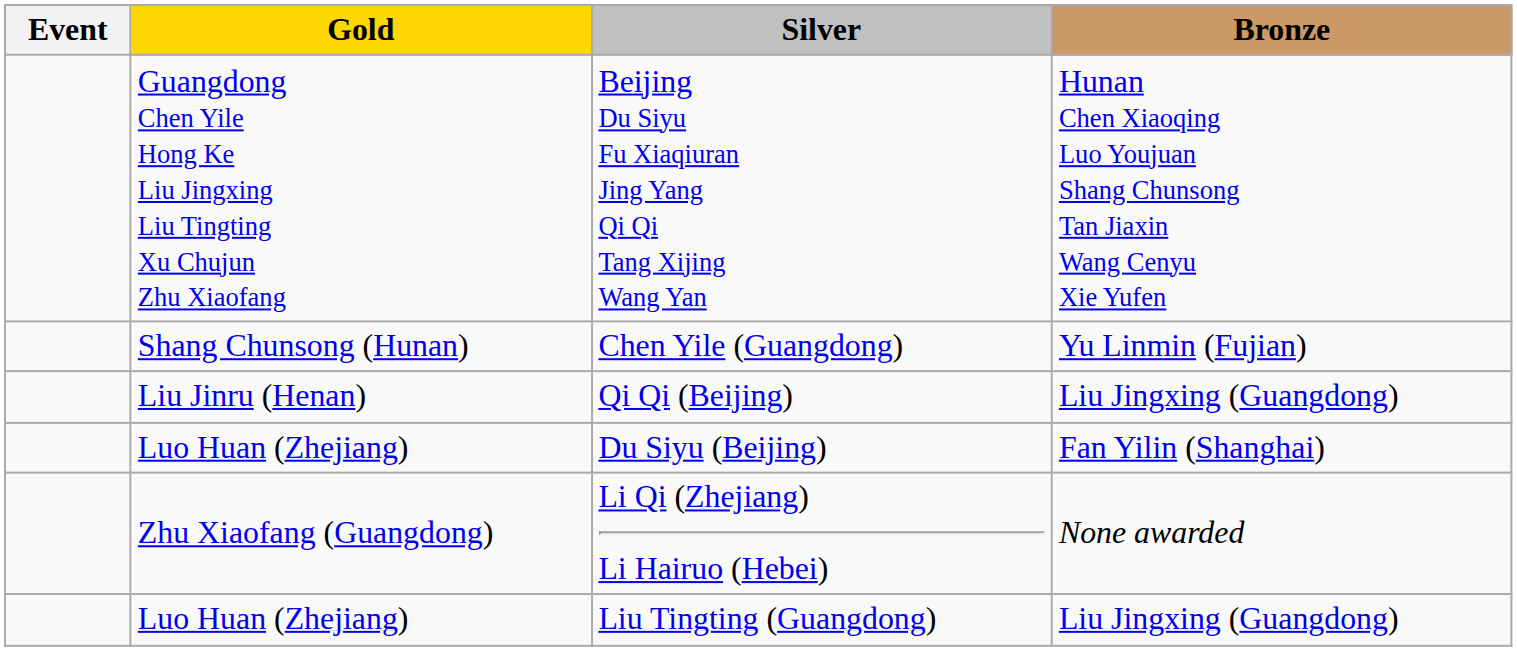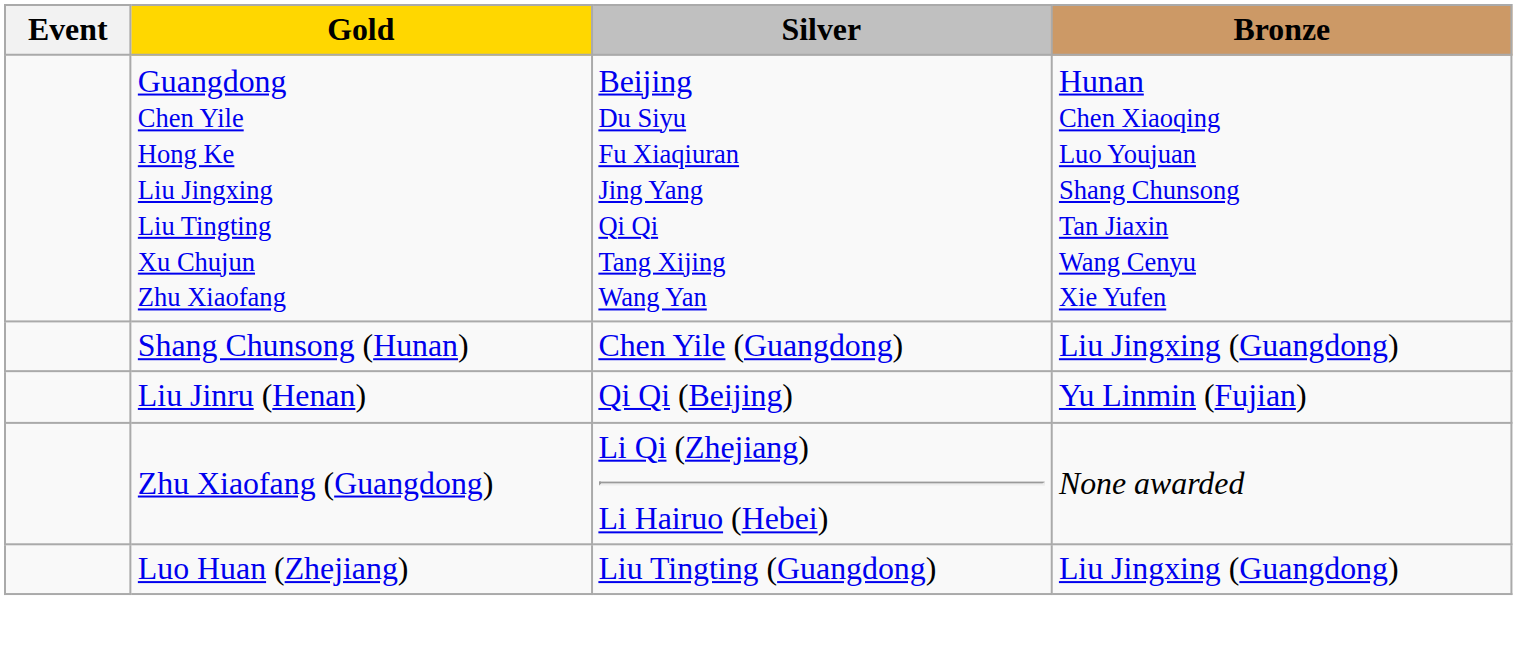(1183, 345) Yu Linmin (Fujian) -> (1229, 345) Liu Jingxing (Guangdong)
(1229, 396) Liu Jingxing (Guangdong) -> (1183, 396) Yu Linmin (Fujian)
- row: (712, 446)
